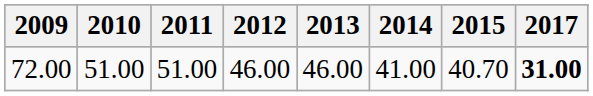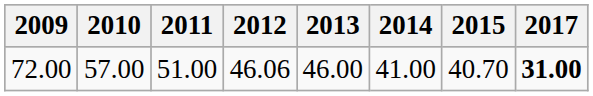(114, 68) 51.00 -> (114, 68) 57.00
(260, 68) 46.00 -> (260, 68) 46.06
